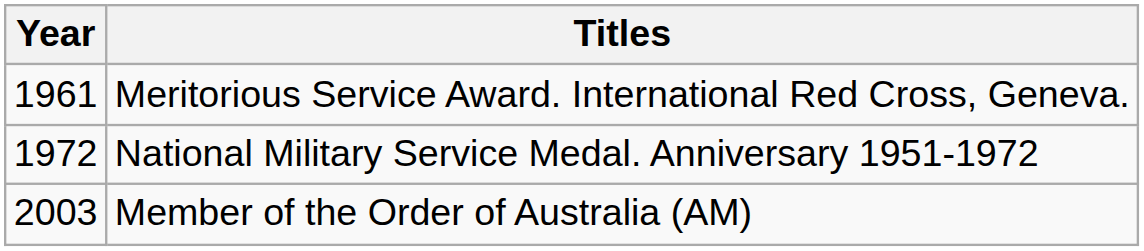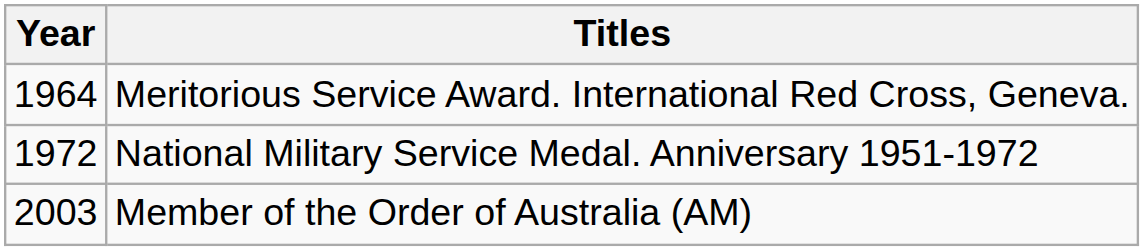(56, 93) 1961 -> (56, 93) 1964
